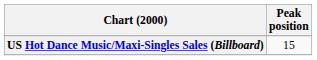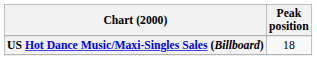(289, 45) 15 -> (289, 45) 18
